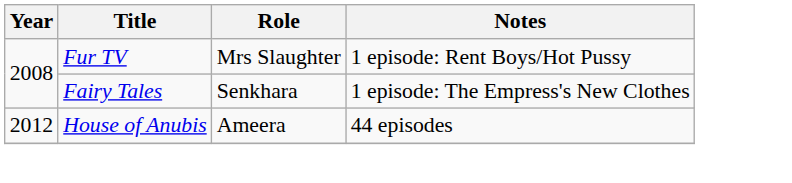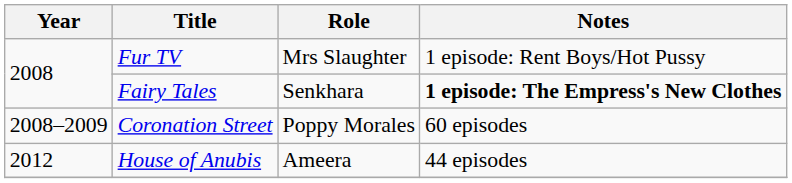(520, 90) normal -> (603, 90) bold
+ row: (195, 125)
